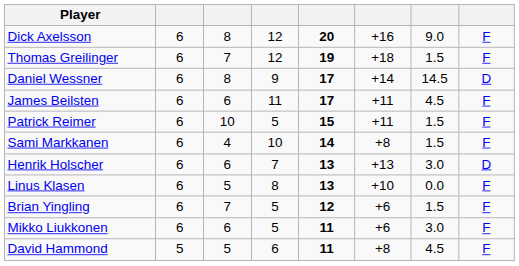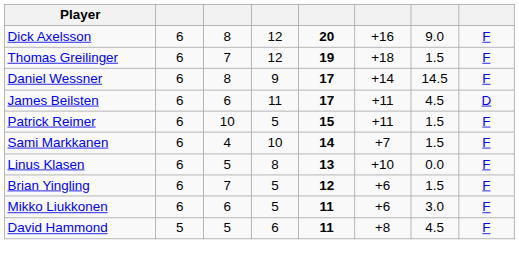(486, 79) D -> (486, 79) F
(486, 100) F -> (486, 100) D
(383, 143) +8 -> (383, 143) +7
- row: (55, 164)
